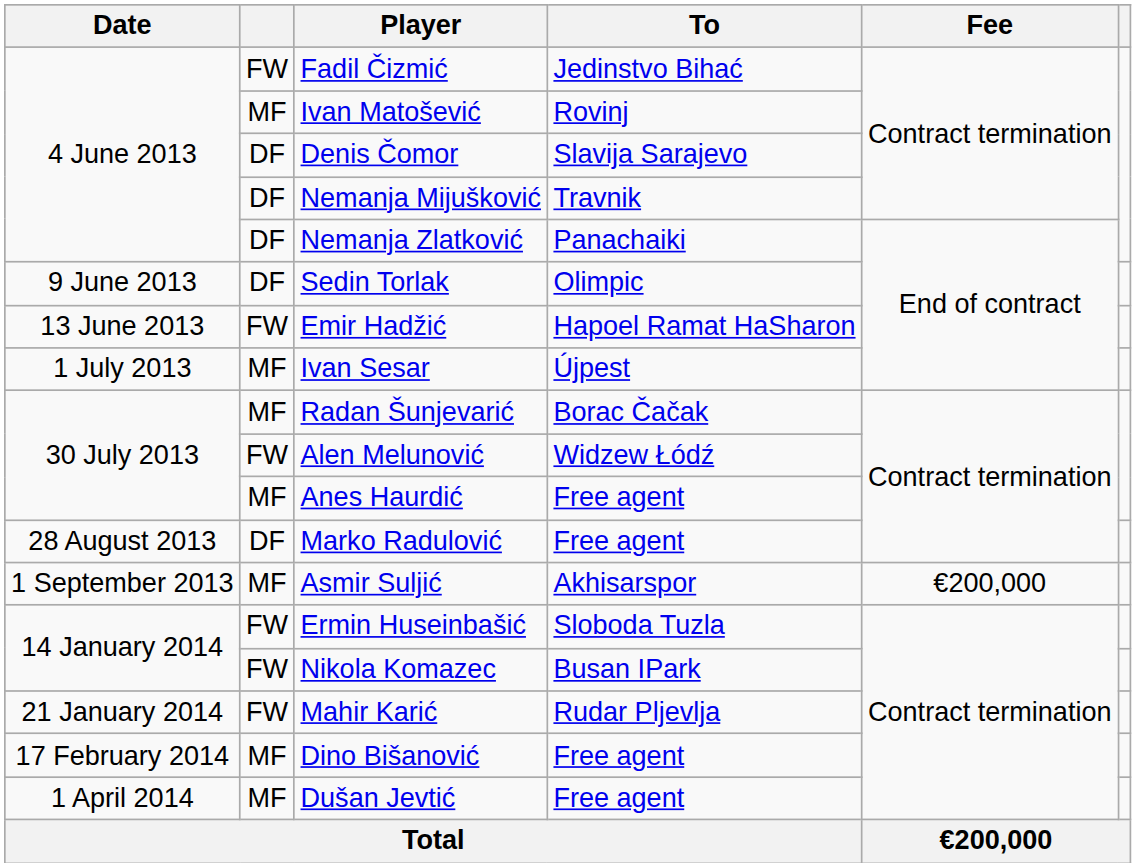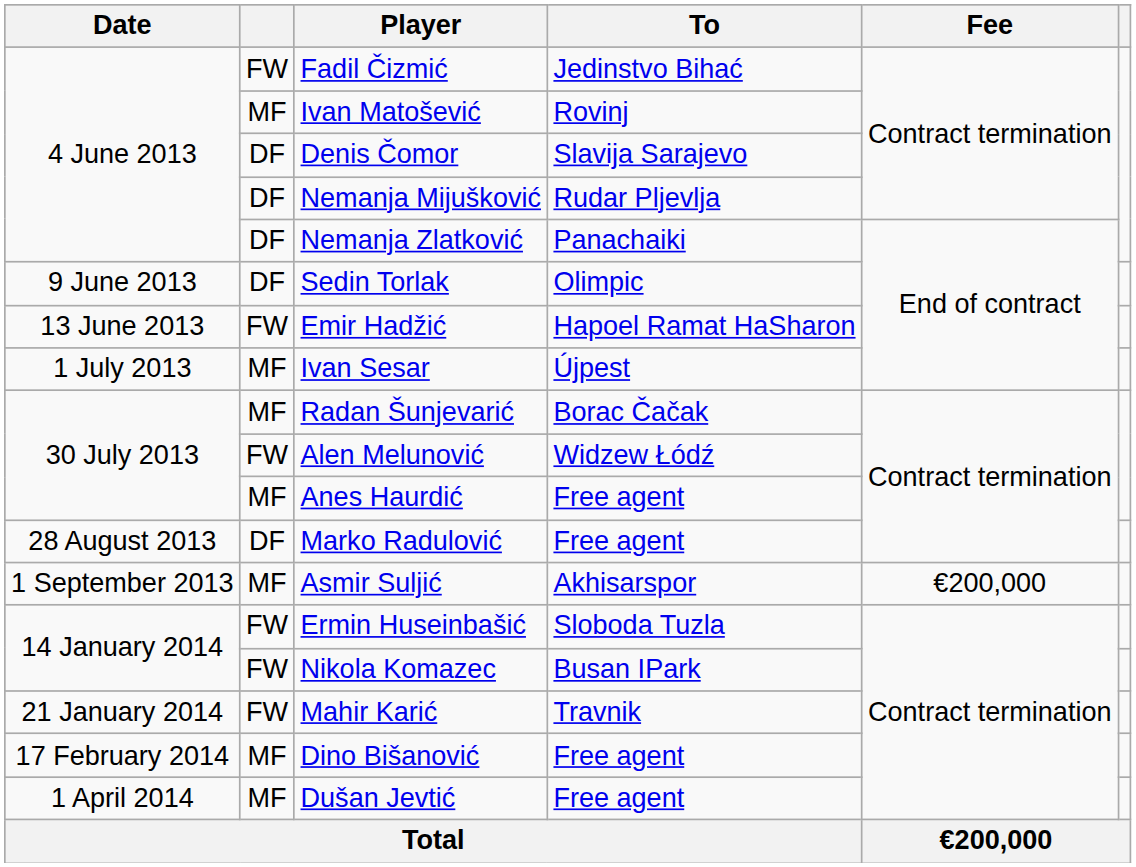(597, 197) Travnik -> (637, 197) Rudar Pljevlja
(637, 712) Rudar Pljevlja -> (597, 712) Travnik
